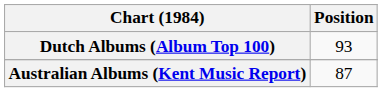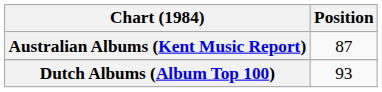rows swapped: (157, 73) <-> (157, 45)
